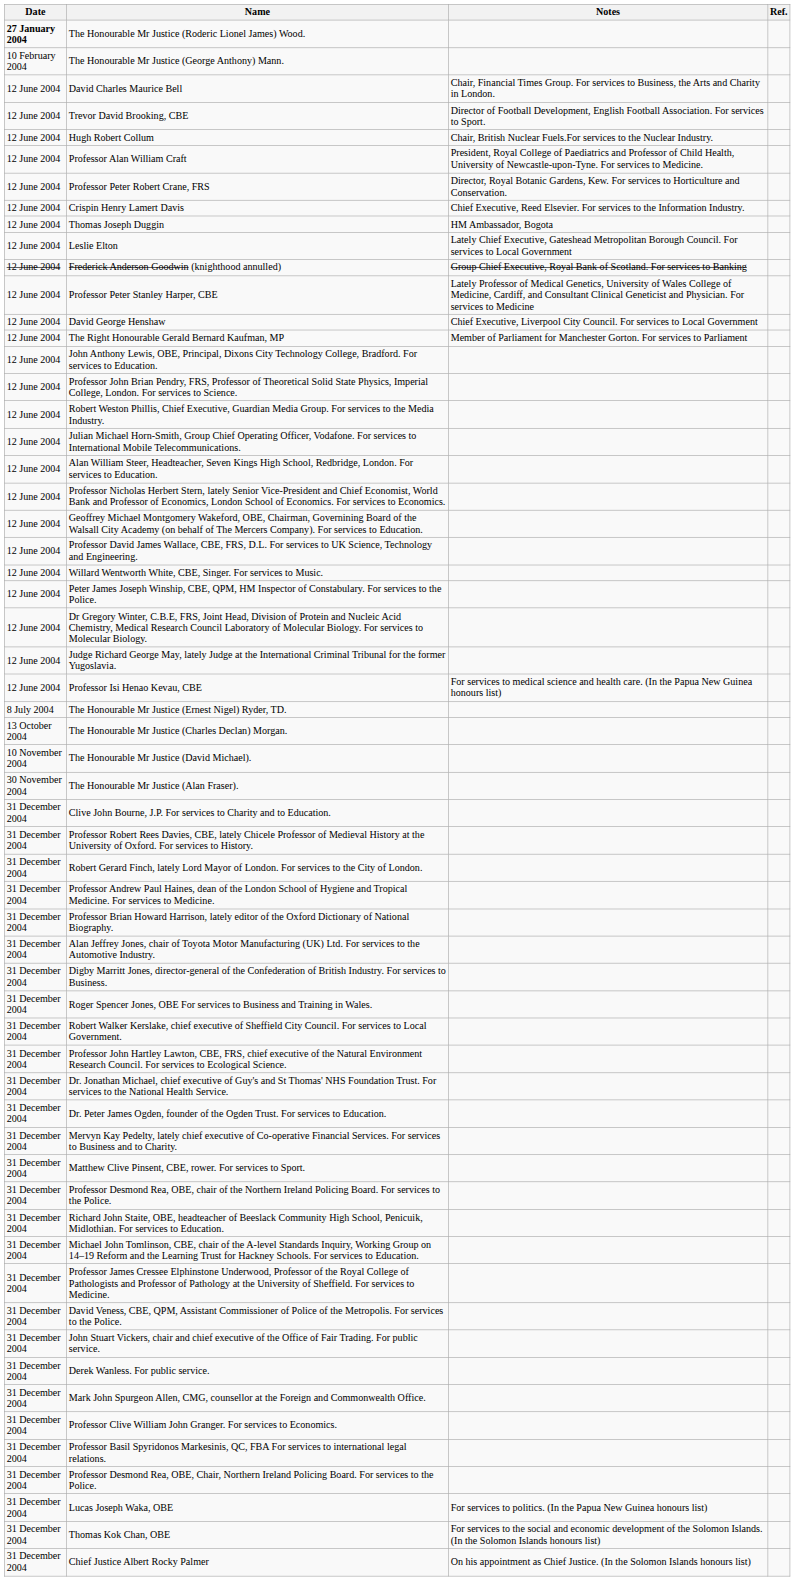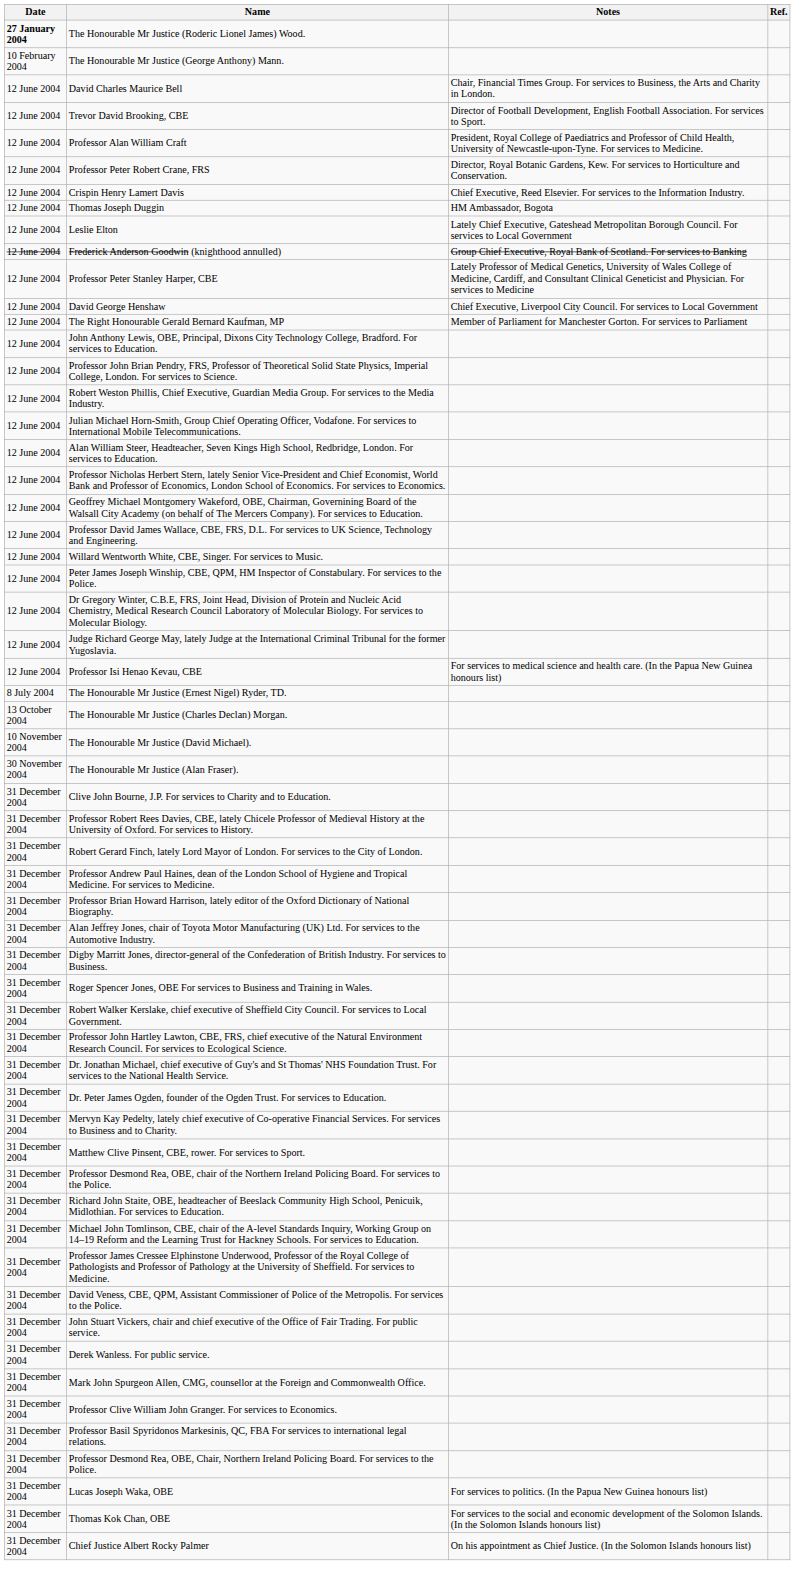- row: (111, 137)
